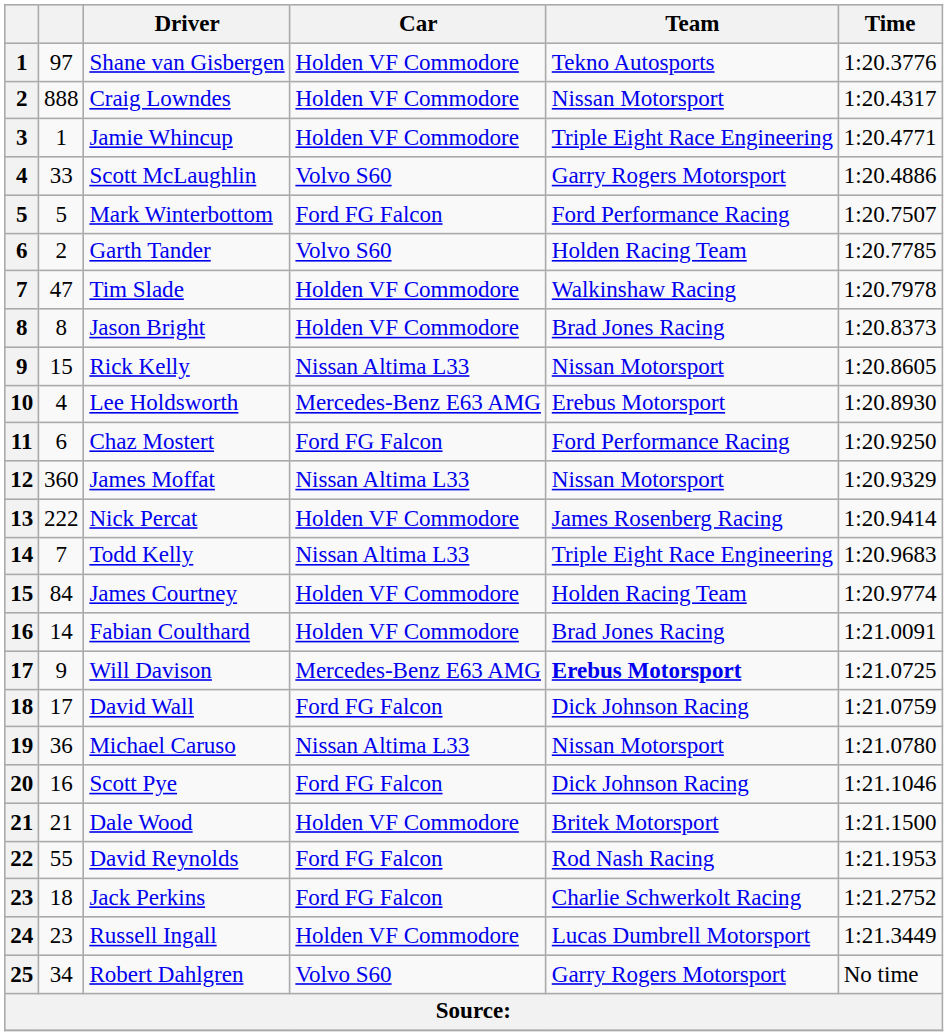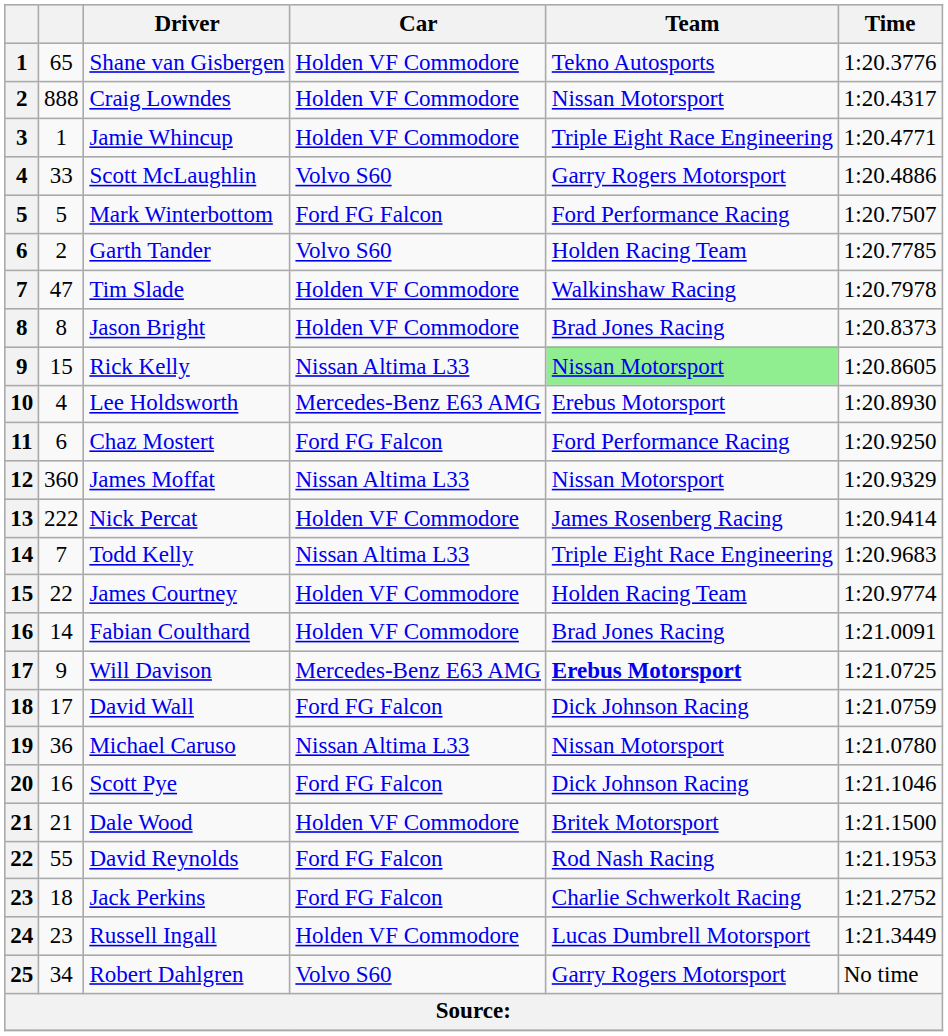(61, 61) 97 -> (61, 61) 65
(638, 365) no background -> (638, 365) lightgreen background
(61, 593) 84 -> (61, 593) 22
